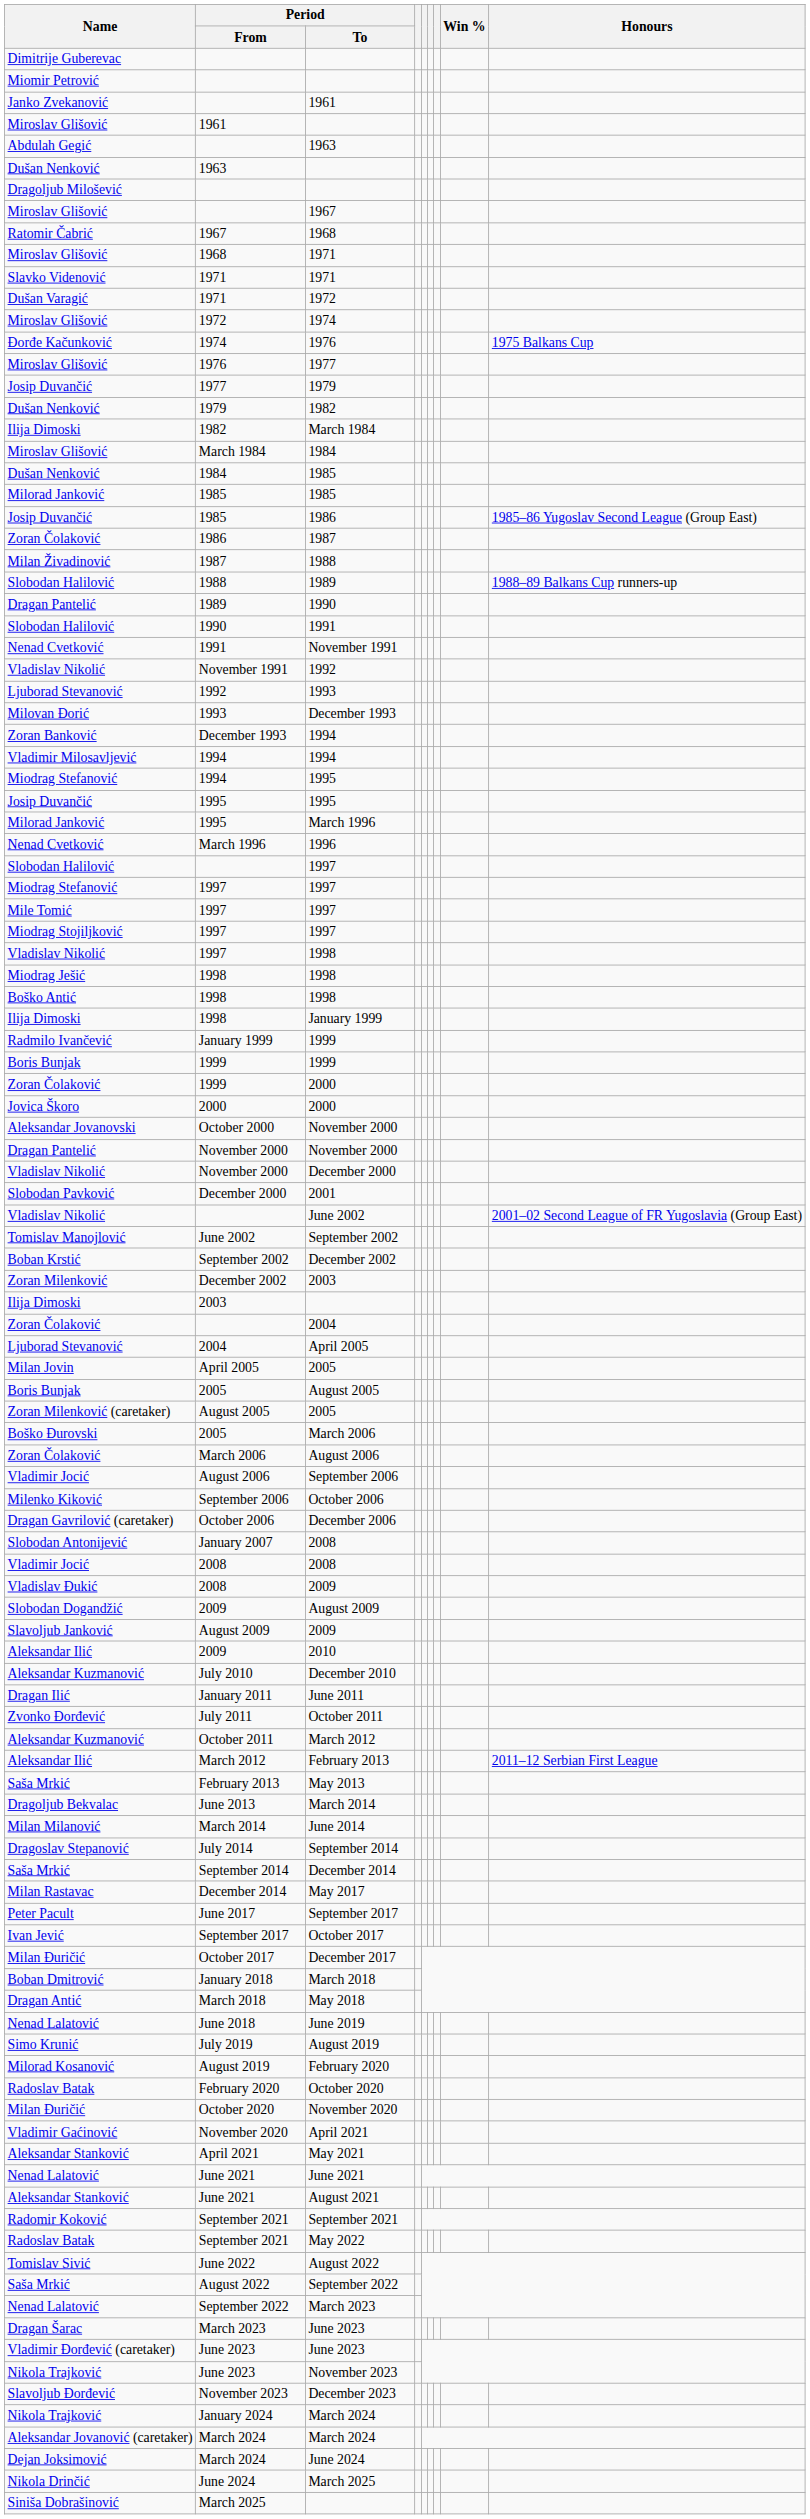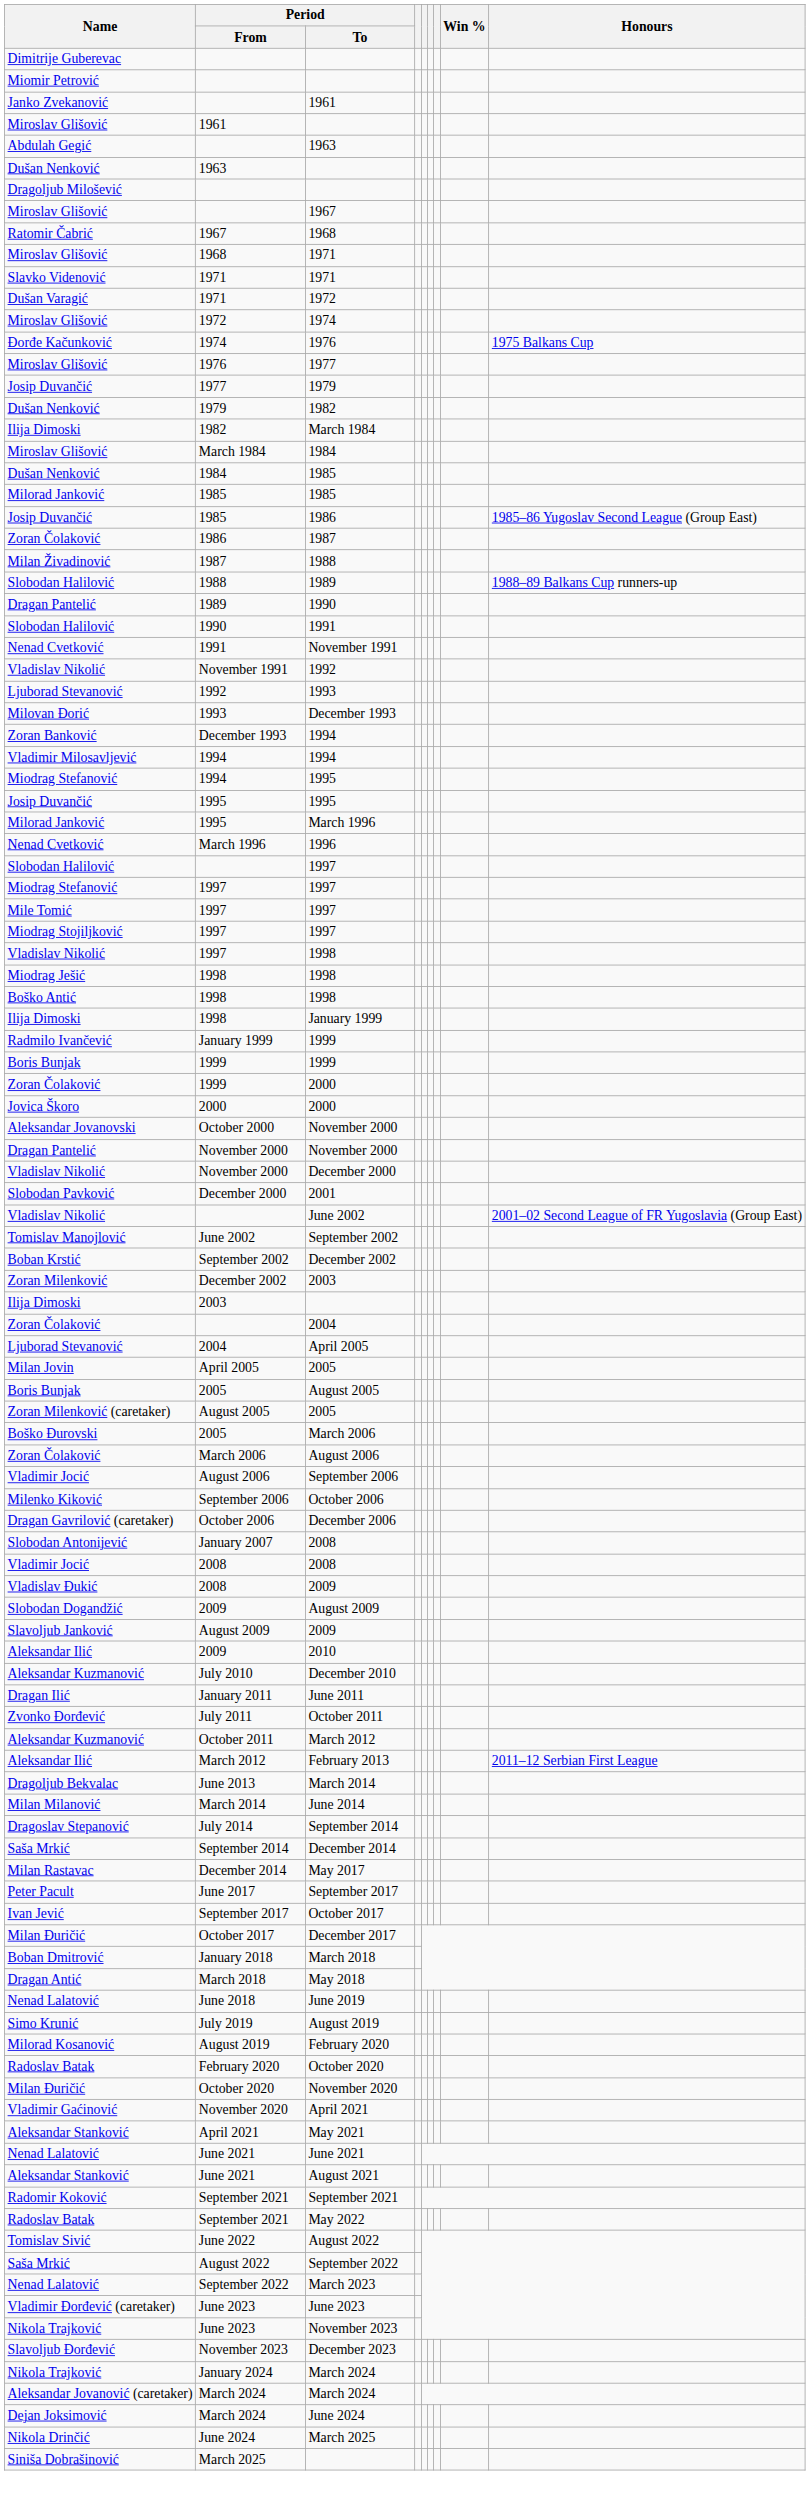- row: (39, 1783)
- row: (45, 2328)
